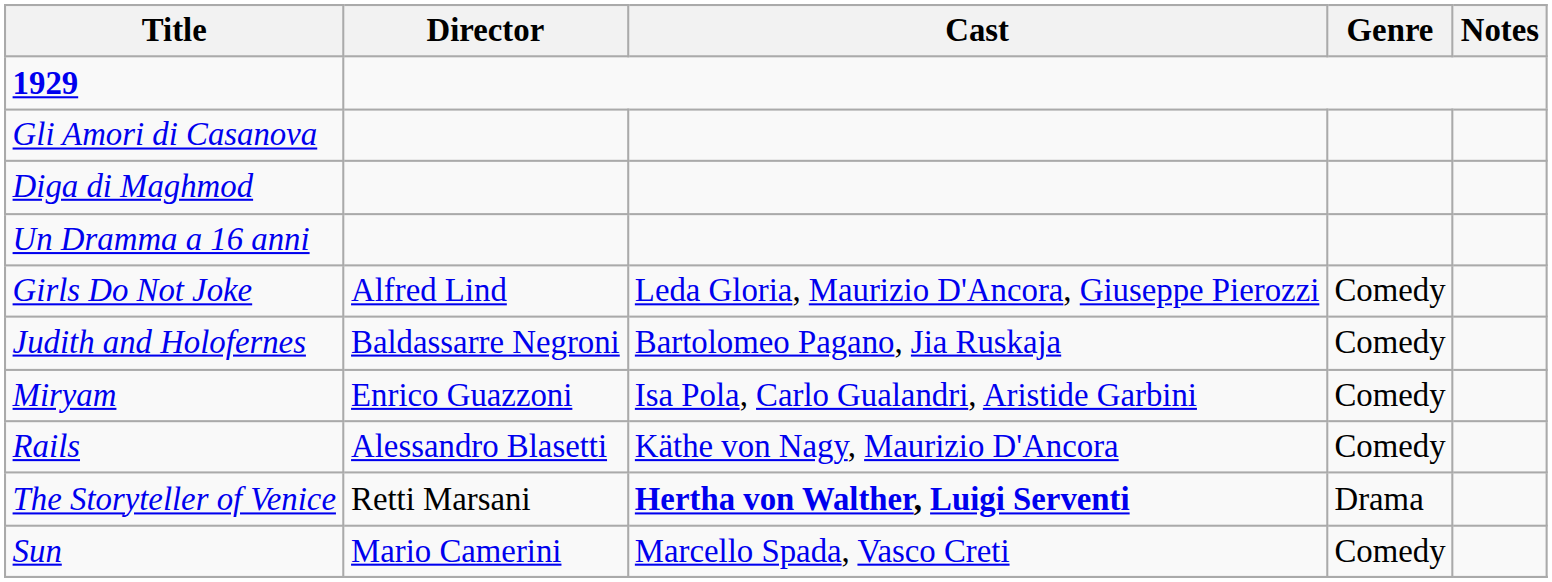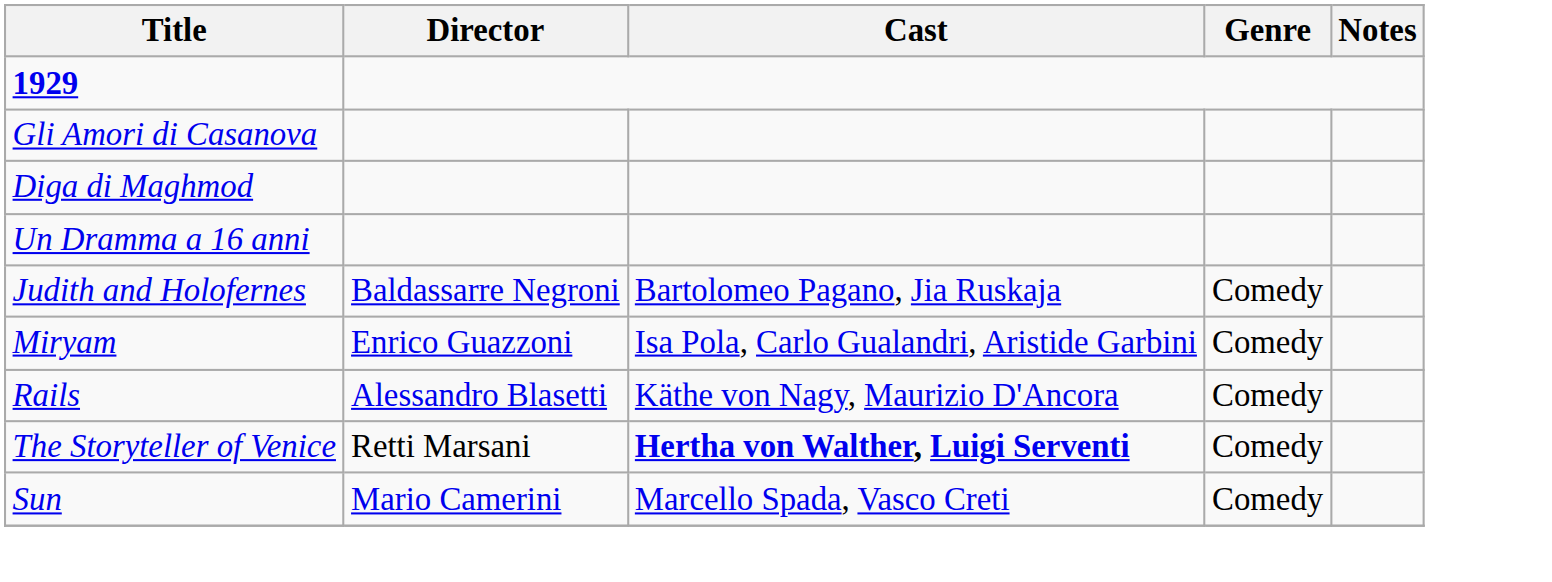- row: (132, 290)
(1379, 498) Drama -> (1268, 446) Comedy
